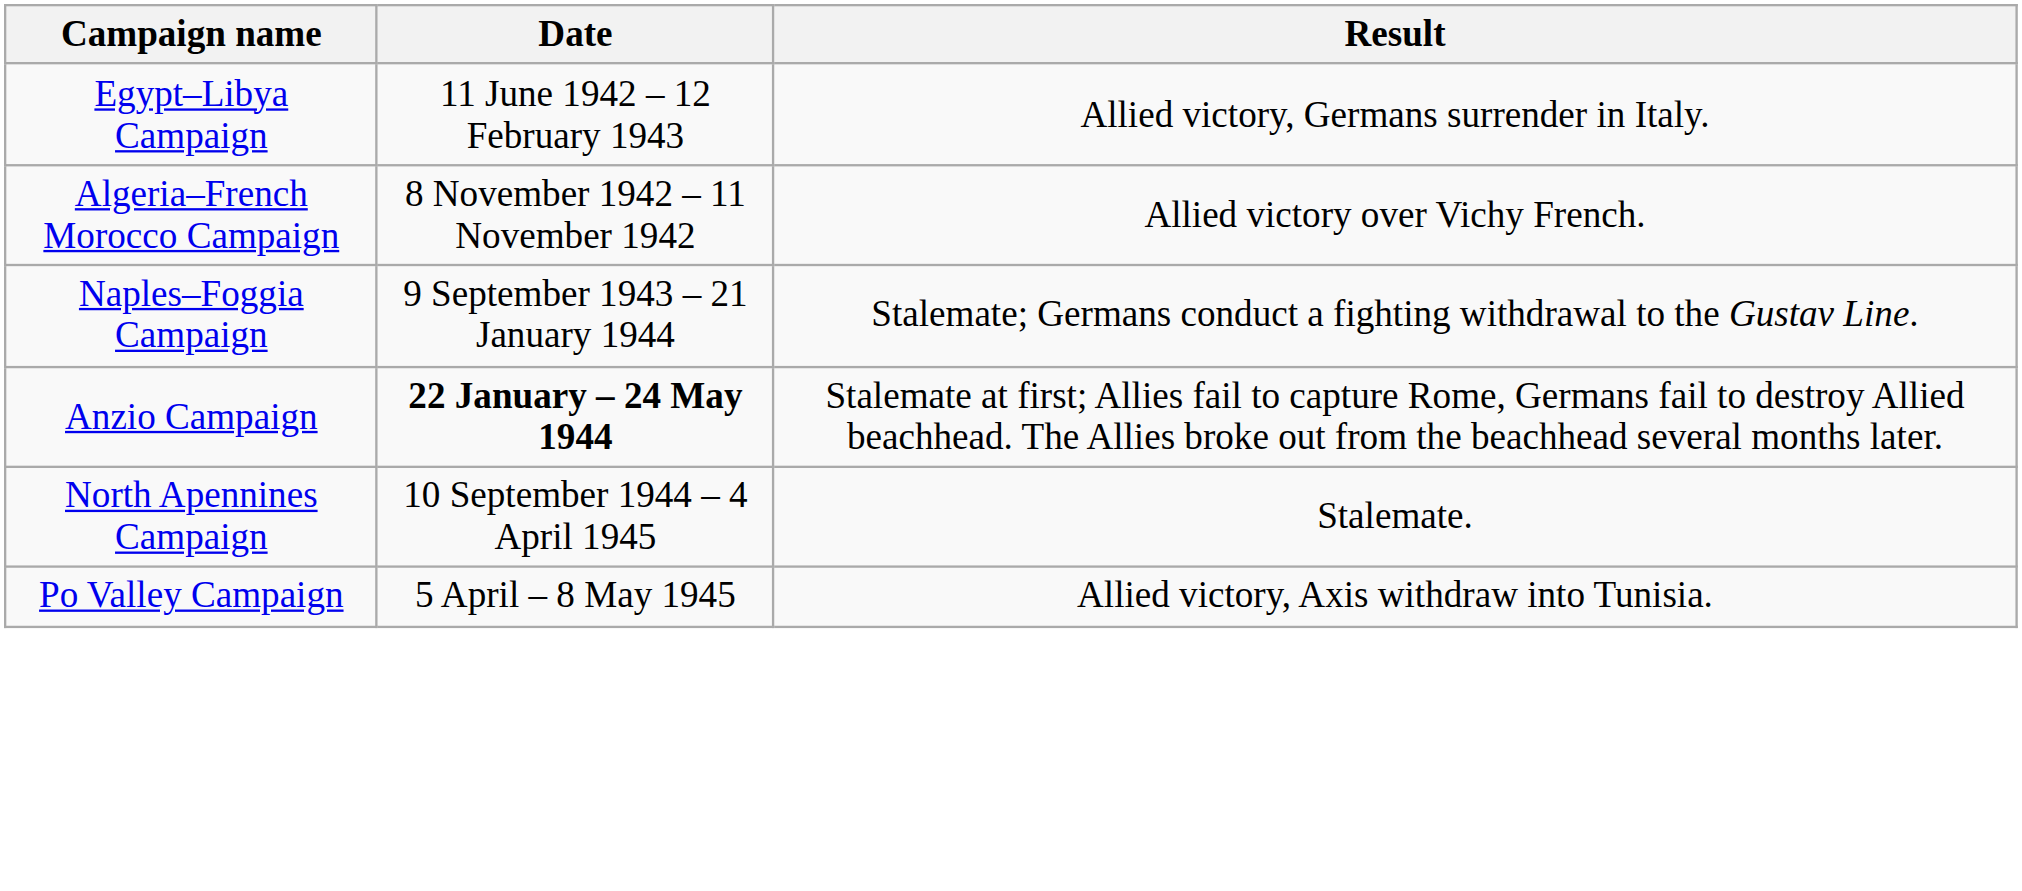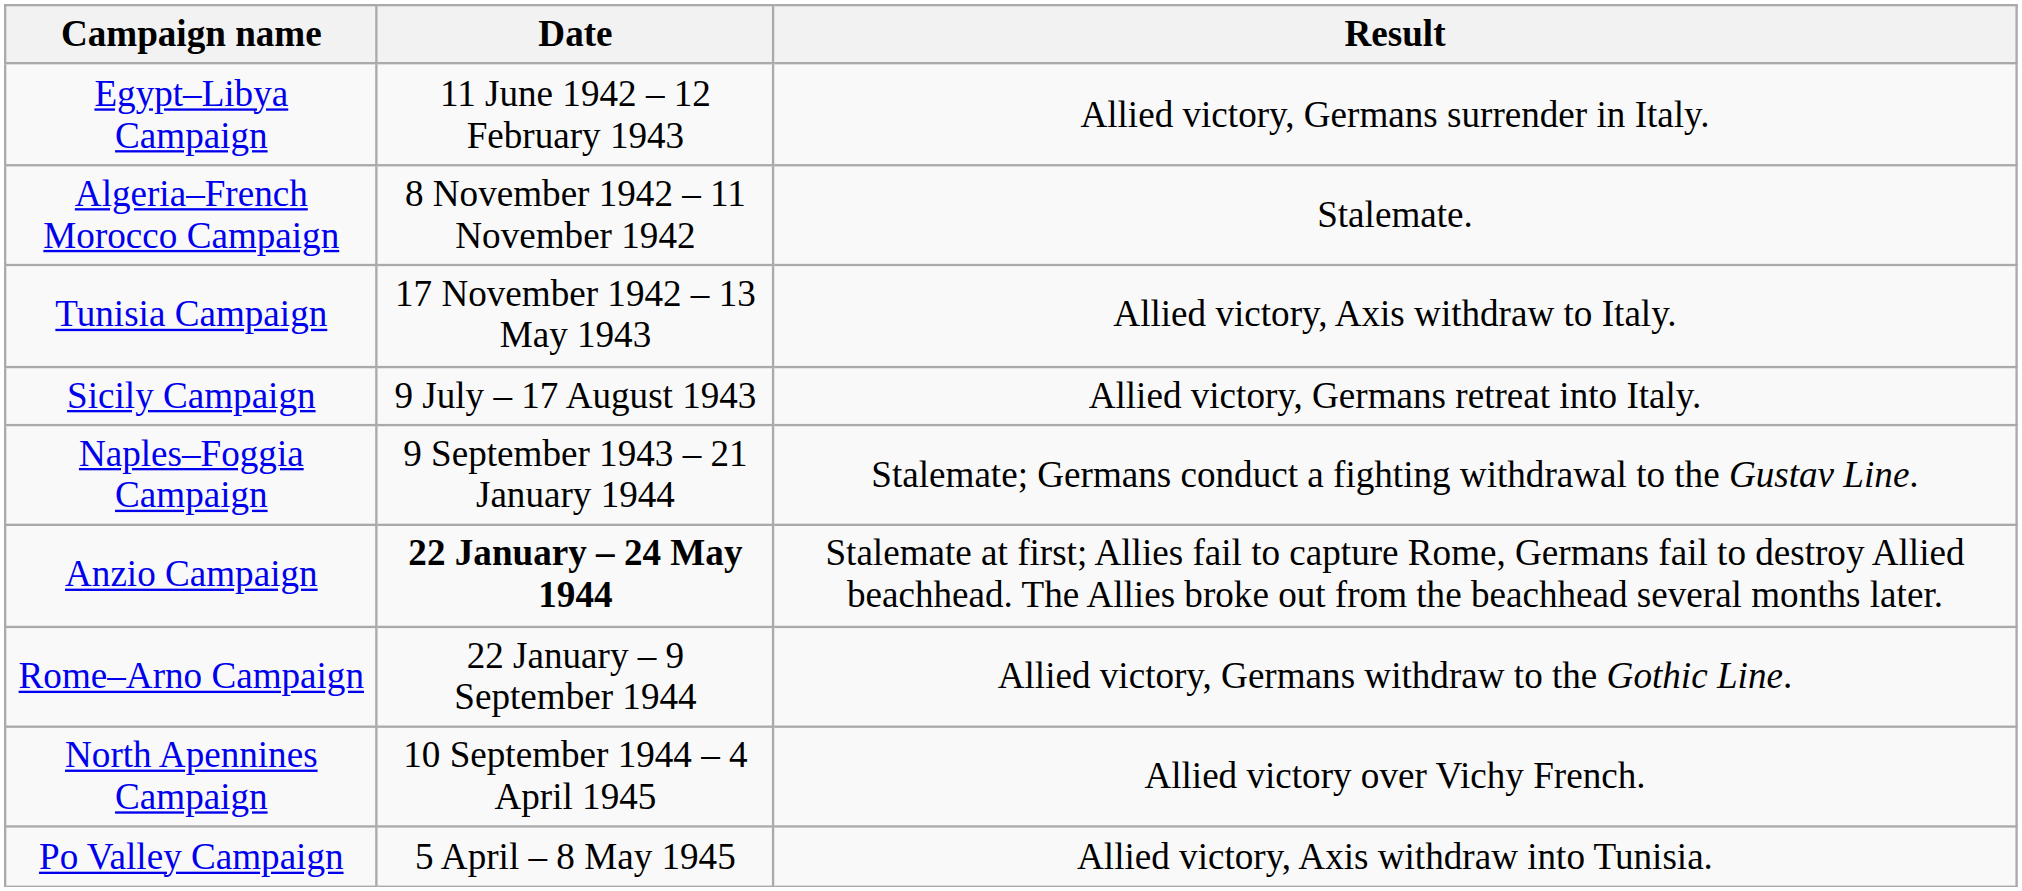(1395, 214) Allied victory over Vichy French. -> (1395, 214) Stalemate.
+ row: (191, 314)
+ row: (191, 394)
+ row: (191, 675)
(1395, 516) Stalemate. -> (1395, 776) Allied victory over Vichy French.
